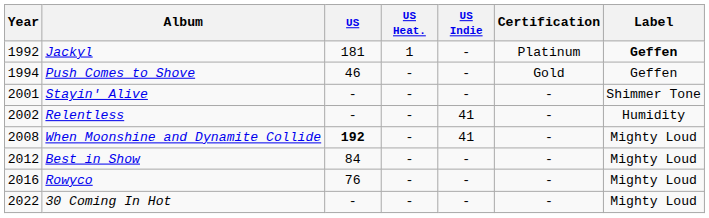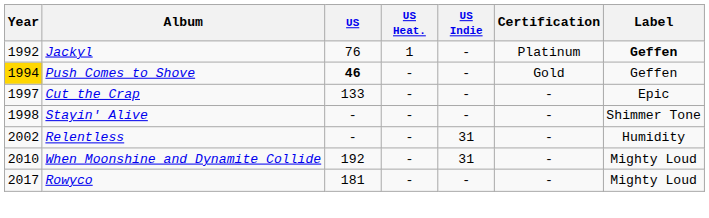(353, 52) 181 -> (353, 52) 76
(23, 73) no background -> (23, 73) gold background
(353, 73) normal -> (353, 73) bold
+ row: (93, 95)
(23, 95) 2001 -> (23, 116) 1998
(466, 116) 41 -> (466, 137) 31
(23, 137) 2008 -> (23, 159) 2010
(353, 137) bold -> (353, 159) normal
(466, 137) 41 -> (466, 159) 31
- row: (93, 159)
(23, 180) 2016 -> (23, 180) 2017
(353, 180) 76 -> (353, 180) 181
- row: (108, 202)
